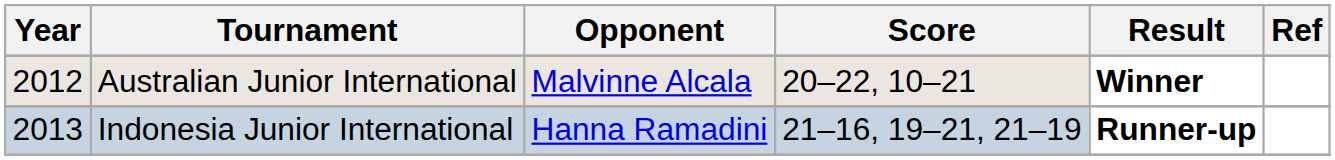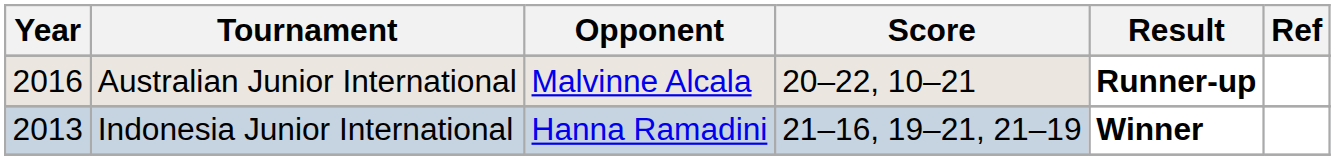(48, 81) 2012 -> (48, 81) 2016
(1150, 81) Winner -> (1176, 81) Runner-up
(1176, 131) Runner-up -> (1150, 131) Winner
